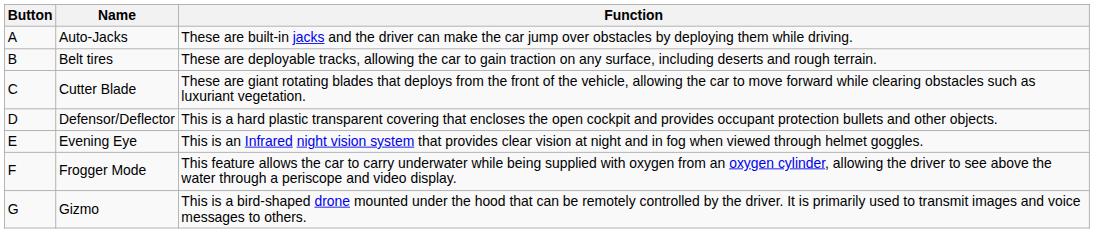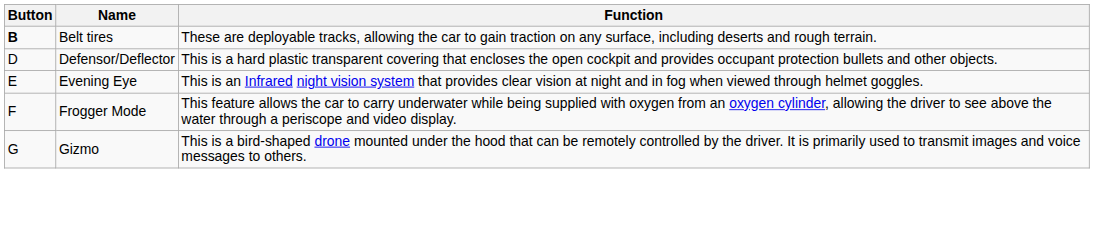- row: (93, 37)
(12, 59) normal -> (13, 37) bold
- row: (98, 89)
